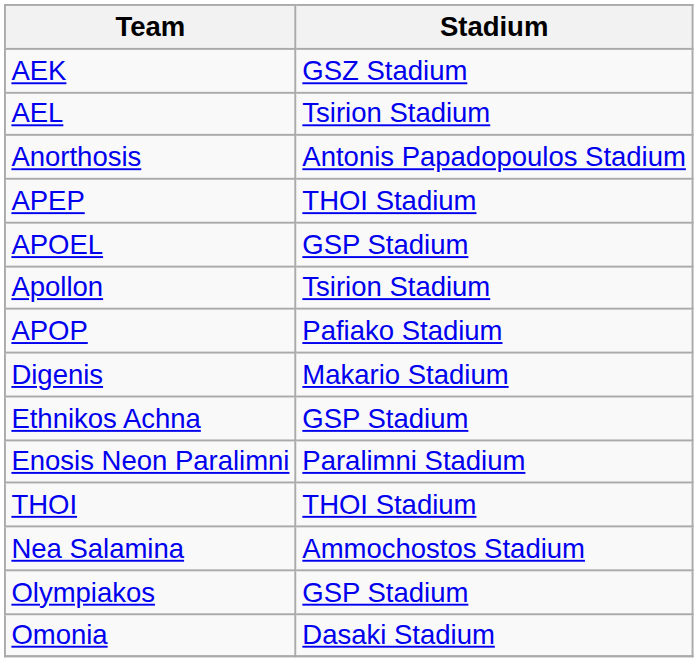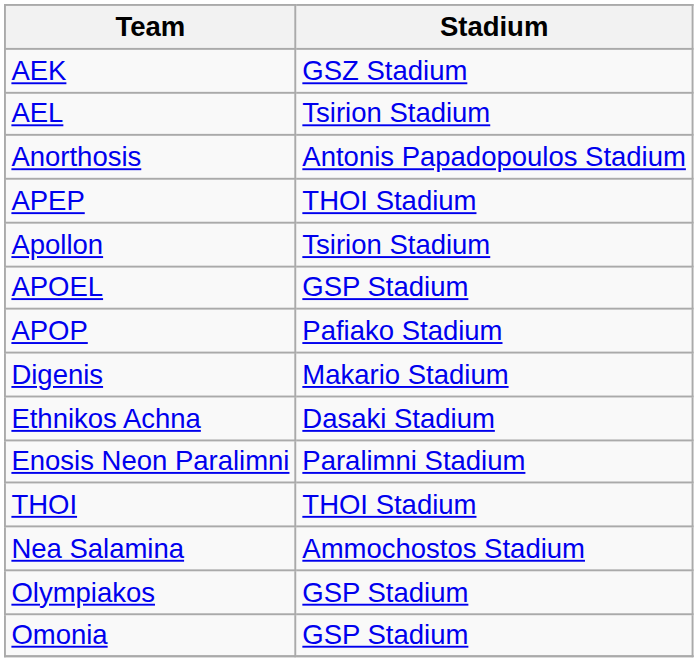rows swapped: (57, 244) <-> (57, 288)
(385, 418) GSP Stadium -> (399, 418) Dasaki Stadium
(399, 635) Dasaki Stadium -> (385, 635) GSP Stadium
